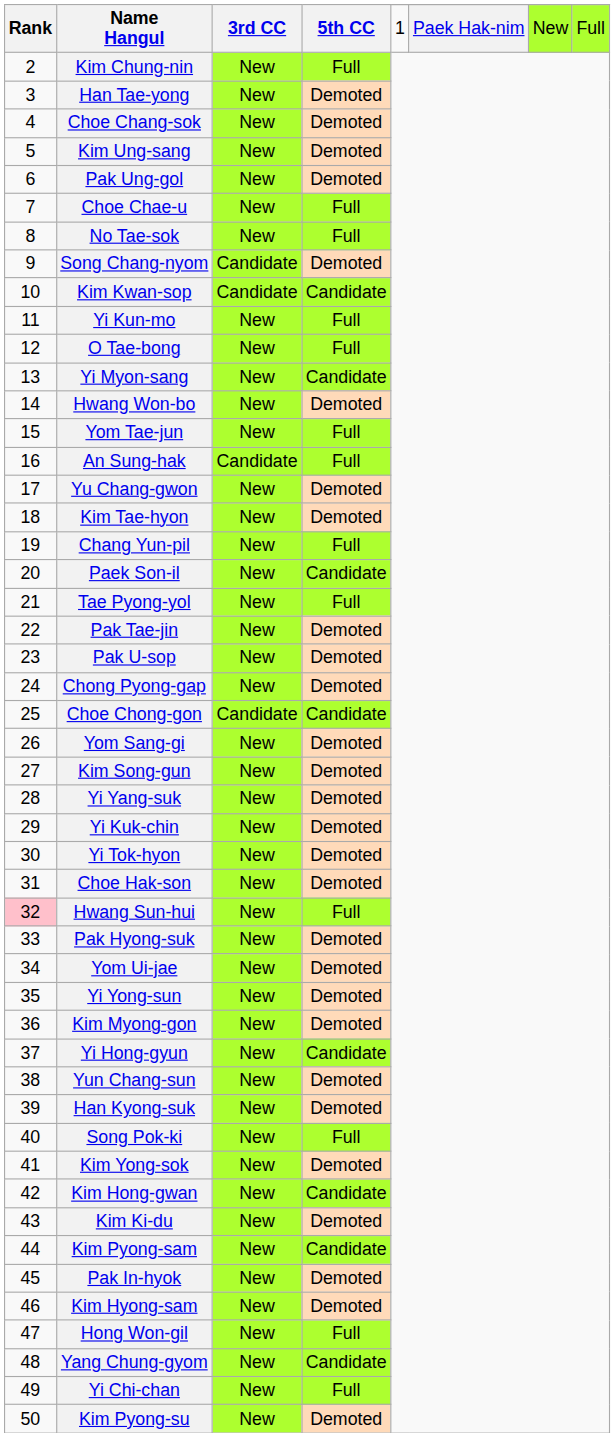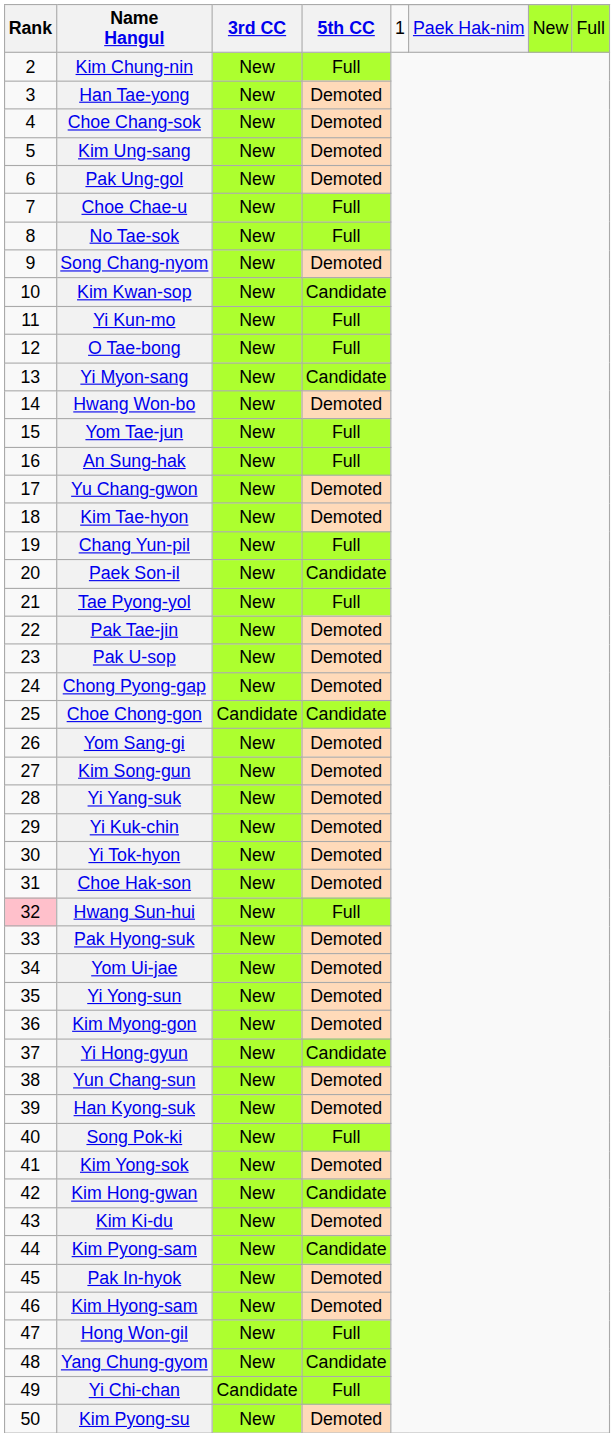(257, 263) Candidate -> (257, 263) New
(257, 292) Candidate -> (257, 292) New
(257, 461) Candidate -> (257, 461) New
(257, 1390) New -> (257, 1390) Candidate
